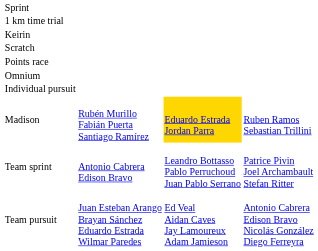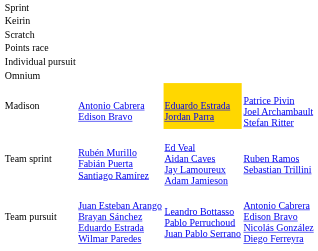- row: (34, 21)
rows swapped: (40, 89) <-> (22, 75)
(114, 125) Rubén Murillo Fabián Puerta Santiago Ramírez -> (111, 111) Antonio Cabrera Edison Bravo
(277, 125) Ruben Ramos Sebastian Trillini -> (278, 111) Patrice Pivin Joel Archambault Stefan Ritter
(111, 172) Antonio Cabrera Edison Bravo -> (114, 164) Rubén Murillo Fabián Puerta Santiago Ramírez
(203, 172) Leandro Bottasso Pablo Perruchoud Juan Pablo Serrano -> (196, 164) Ed Veal Aidan Caves Jay Lamoureux Adam Jamieson
(278, 172) Patrice Pivin Joel Archambault Stefan Ritter -> (277, 164) Ruben Ramos Sebastian Trillini
(196, 225) Ed Veal Aidan Caves Jay Lamoureux Adam Jamieson -> (203, 222) Leandro Bottasso Pablo Perruchoud Juan Pablo Serrano
